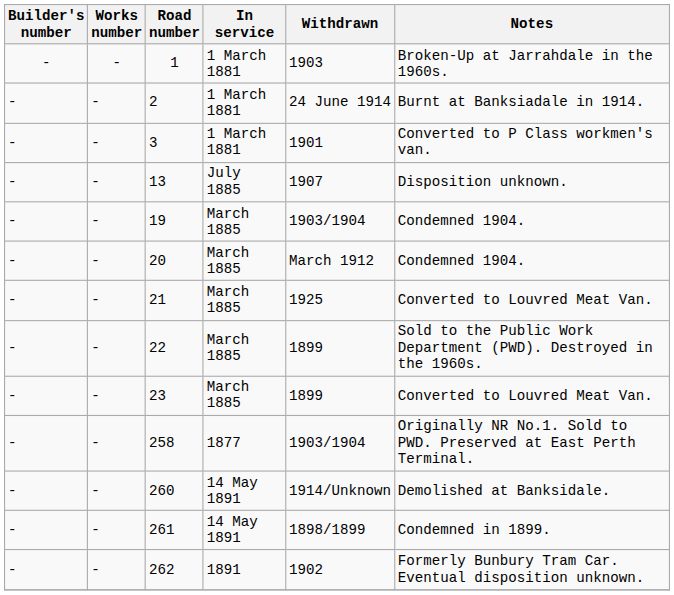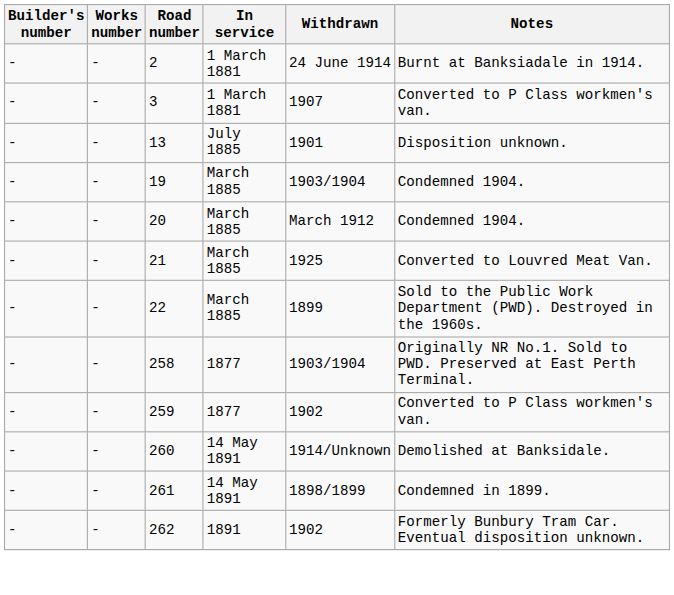- row: (174, 64)
(306, 143) 1901 -> (306, 103) 1907
(306, 182) 1907 -> (306, 143) 1901
- row: (157, 396)
+ row: (162, 412)
